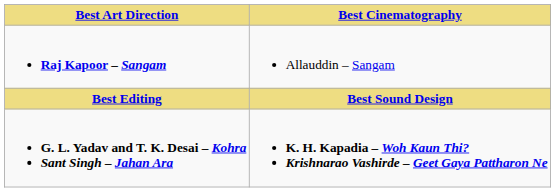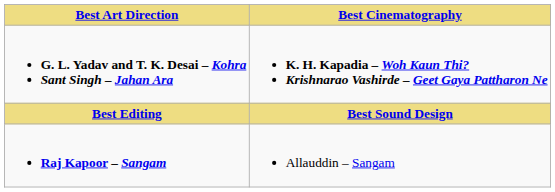rows swapped: (127, 155) <-> (127, 64)
